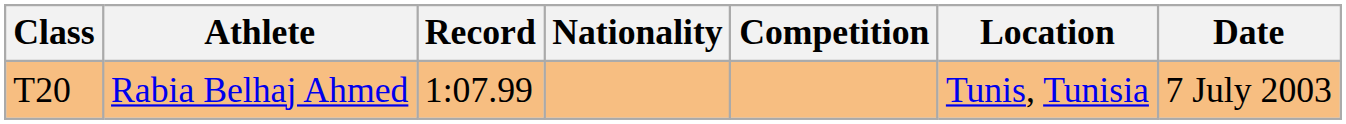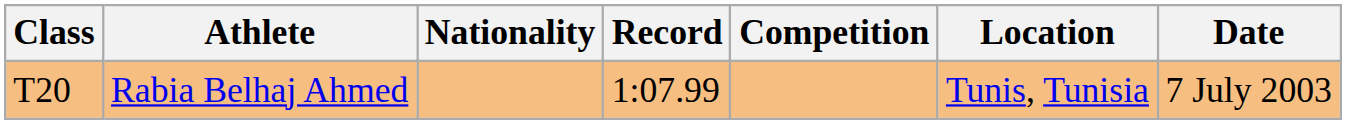columns swapped: (637, 32) <-> (480, 32)
